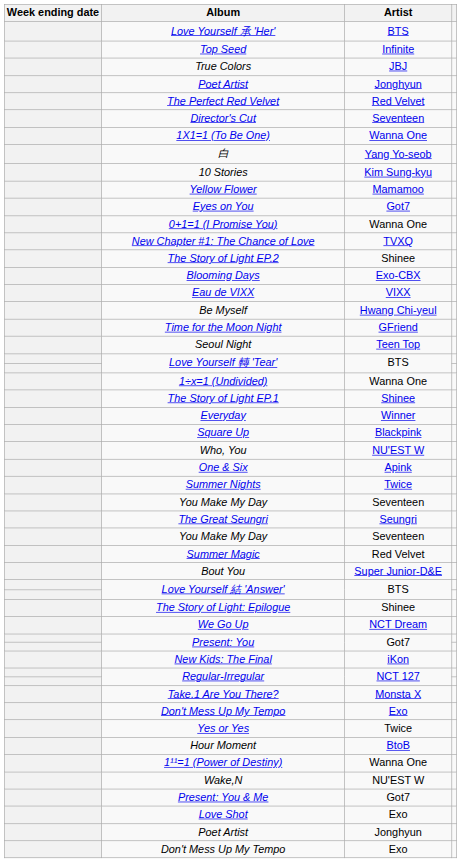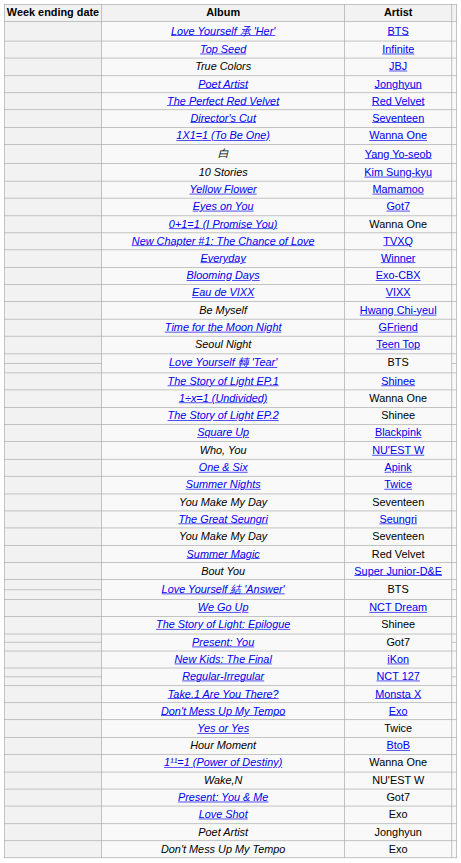rows swapped: (223, 416) <-> (223, 258)
rows swapped: (223, 398) <-> (223, 381)
rows swapped: (223, 625) <-> (223, 607)
